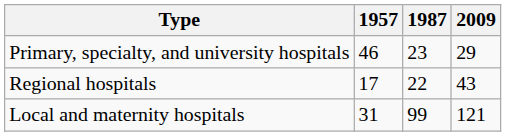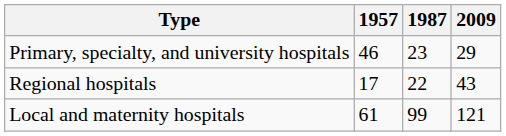(368, 114) 31 -> (368, 114) 61
